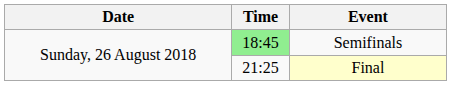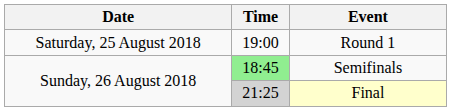+ row: (368, 42)
(261, 67) no background -> (261, 93) lightgrey background
